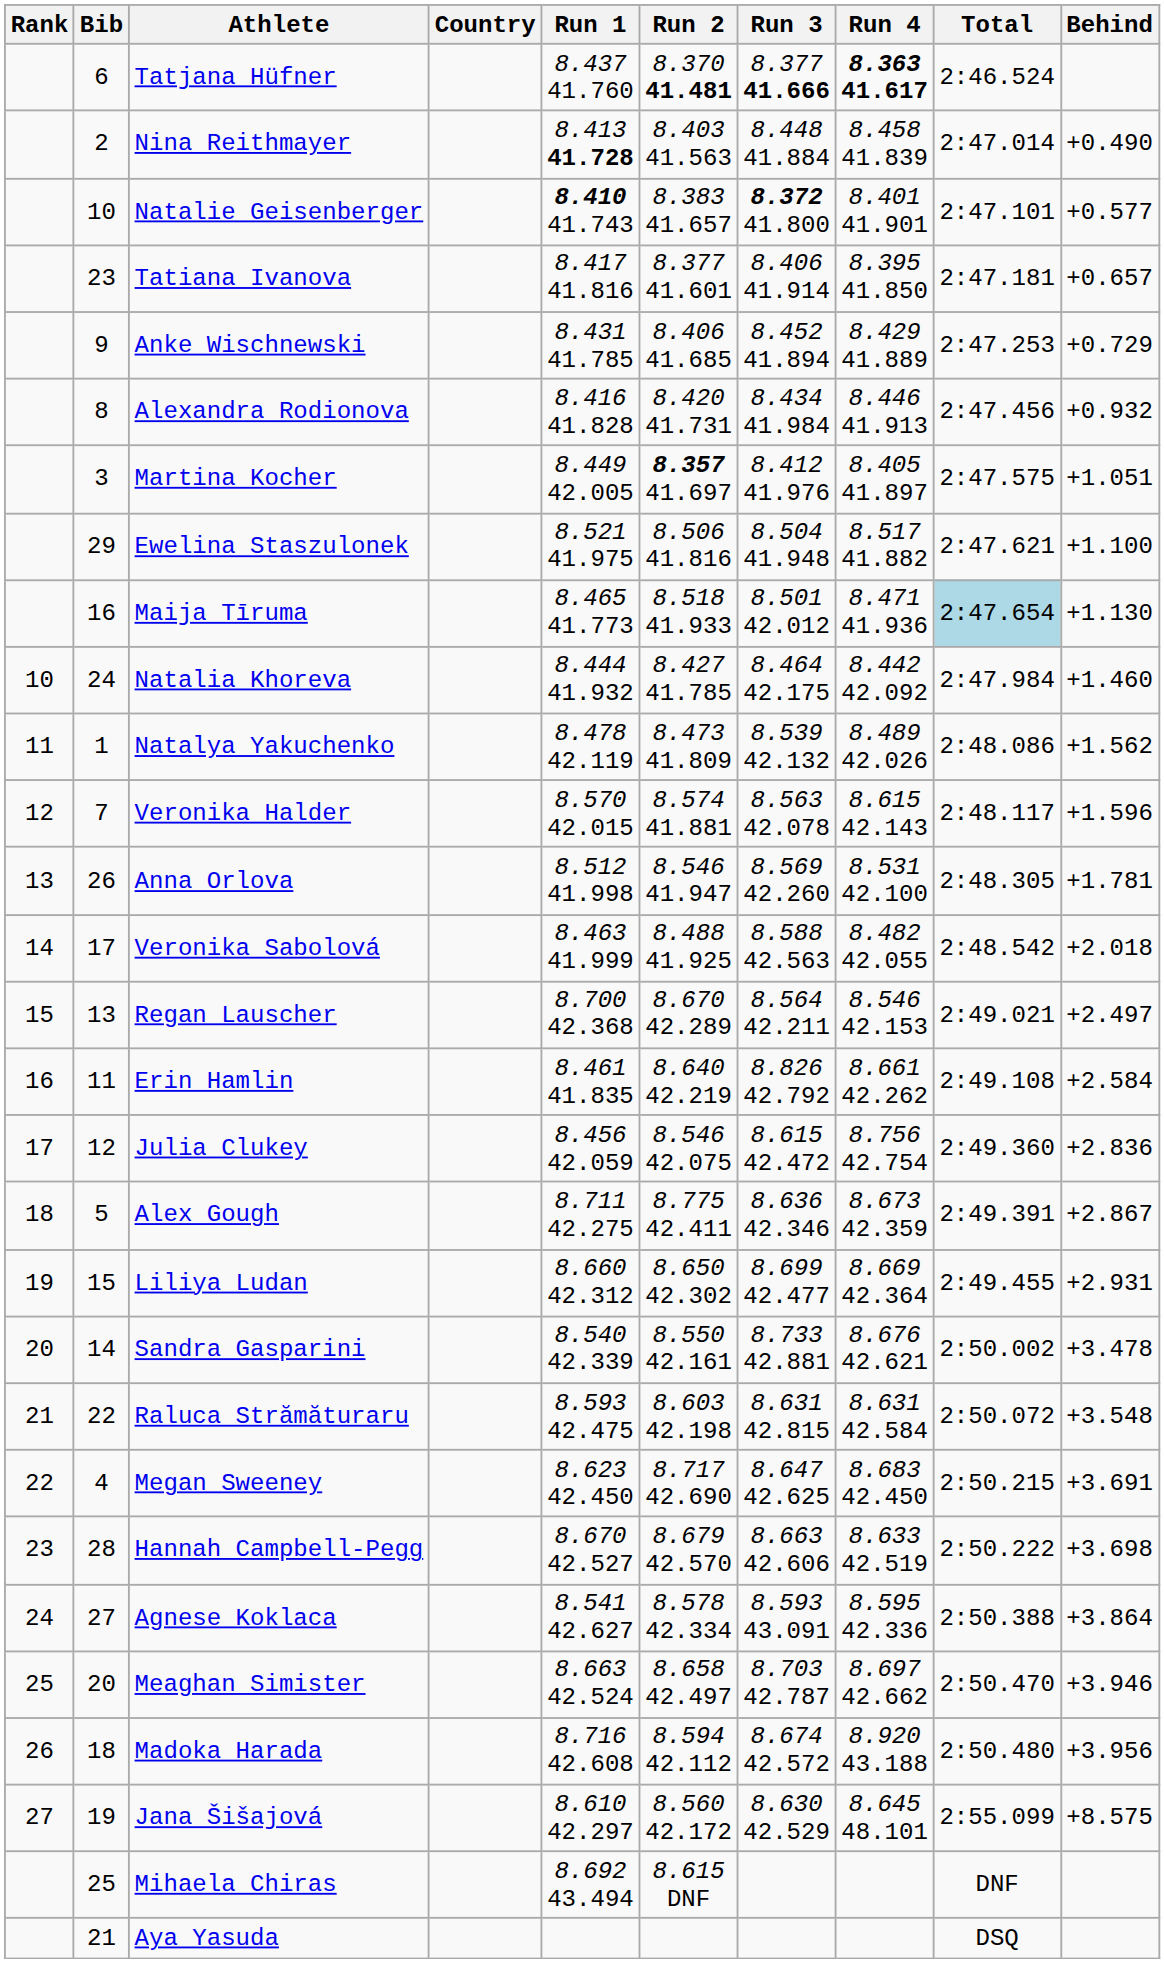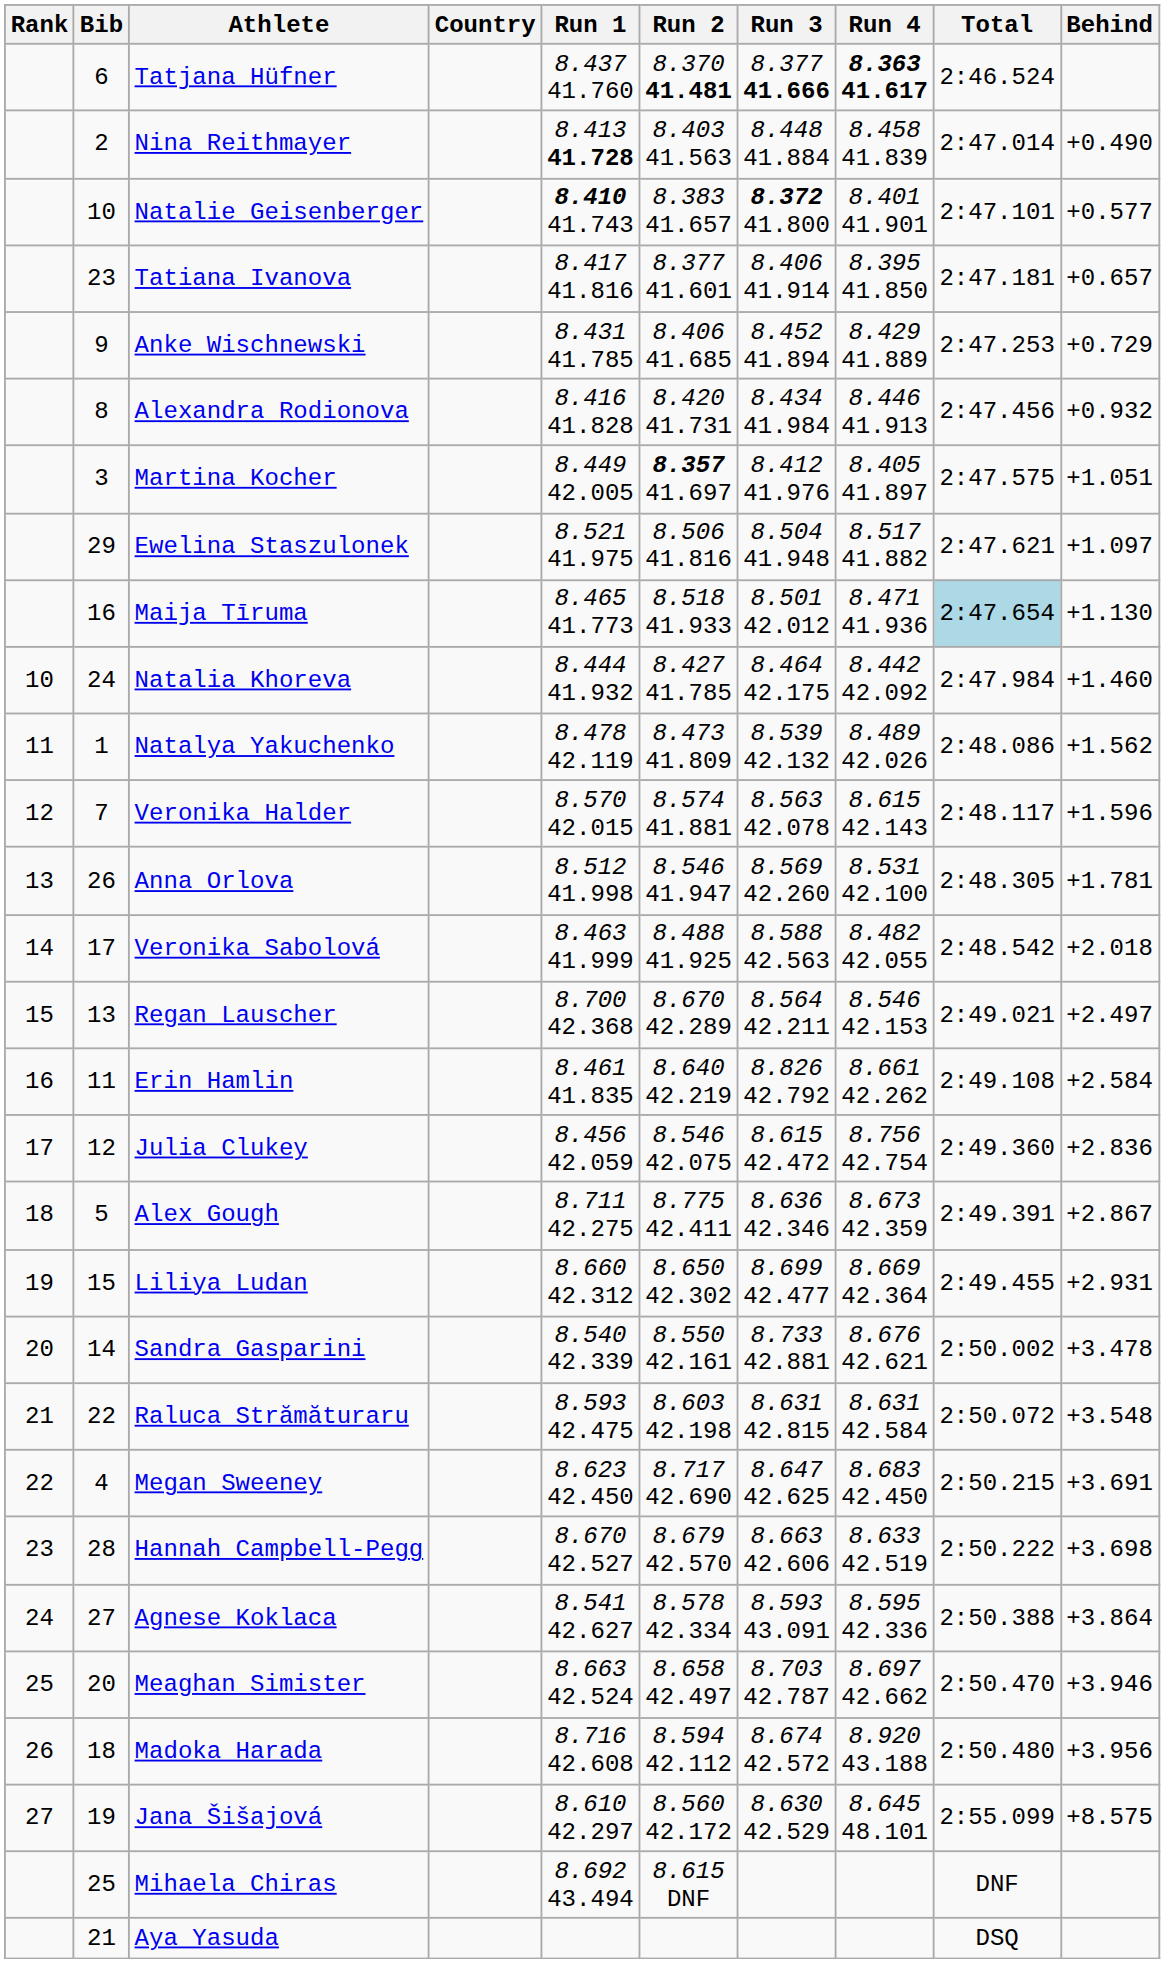(1110, 546) +1.100 -> (1110, 546) +1.097
